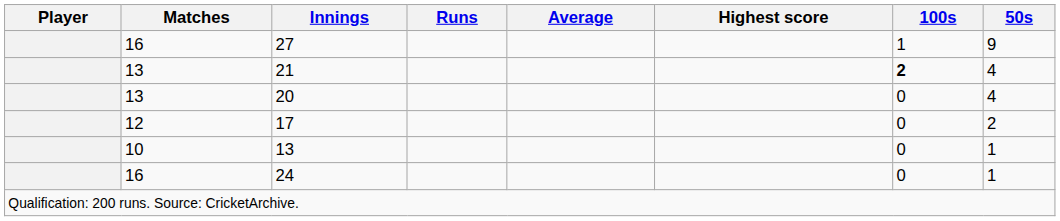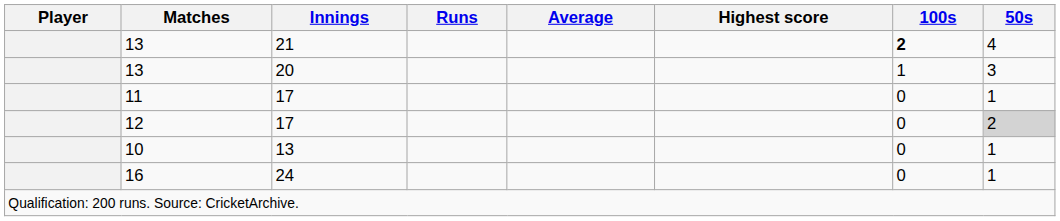- row: (134, 44)
(901, 96) 0 -> (901, 70) 1
(992, 96) 4 -> (992, 70) 3
+ row: (134, 96)
(992, 123) no background -> (992, 123) lightgrey background
